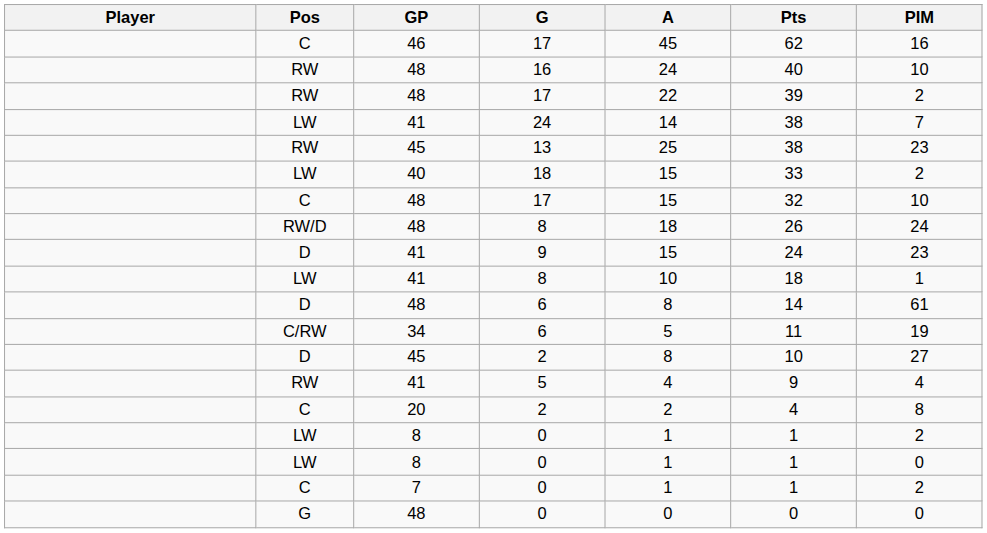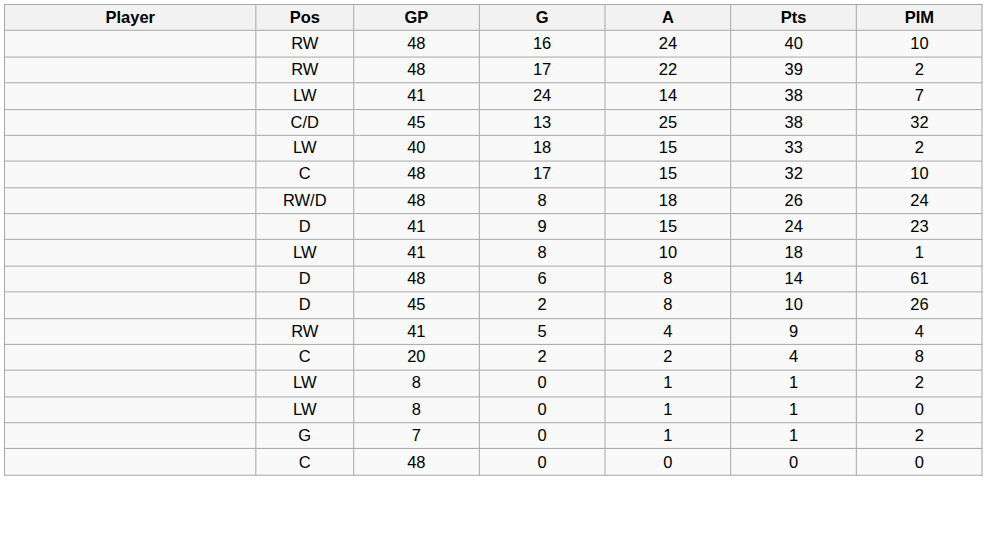- row: (416, 43)
(305, 148) RW -> (305, 122) C/D
(919, 148) 23 -> (919, 122) 32
- row: (416, 331)
(919, 357) 27 -> (919, 305) 26
(305, 488) C -> (305, 435) G
(305, 514) G -> (305, 461) C
